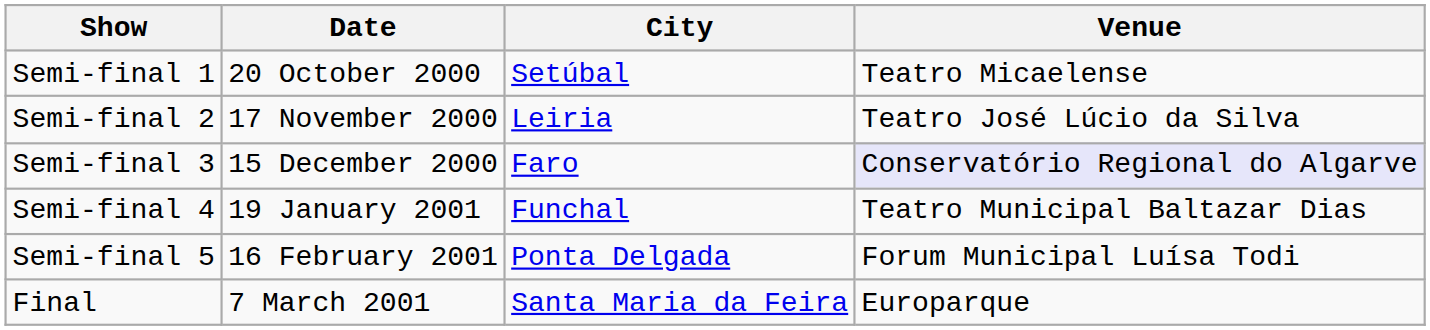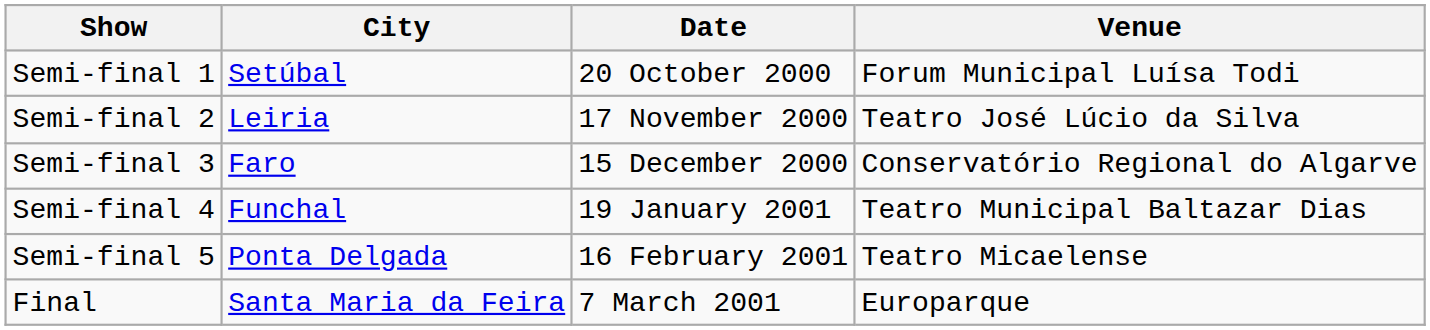columns swapped: (363, 28) <-> (680, 28)
(1005, 74) Teatro Micaelense -> (1081, 74) Forum Municipal Luísa Todi
(1140, 165) lavender background -> (1140, 165) no background
(1081, 257) Forum Municipal Luísa Todi -> (1005, 257) Teatro Micaelense
